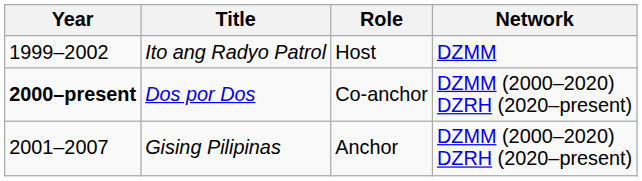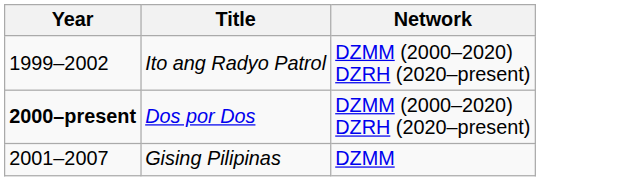- column: (382, 20)
(467, 51) DZMM -> (433, 62) DZMM (2000–2020) DZRH (2020–present)
(535, 148) DZMM (2000–2020) DZRH (2020–present) -> (365, 159) DZMM
